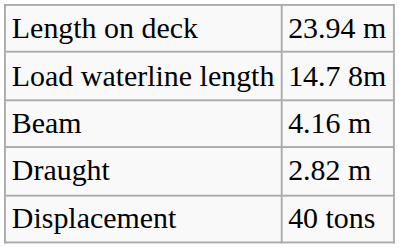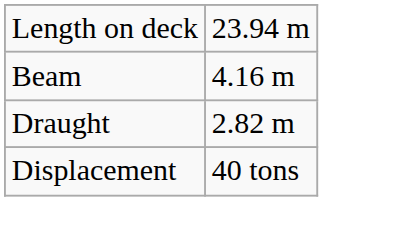- row: (143, 75)
